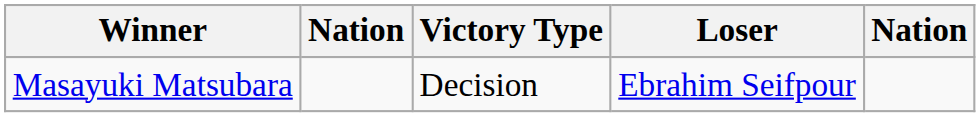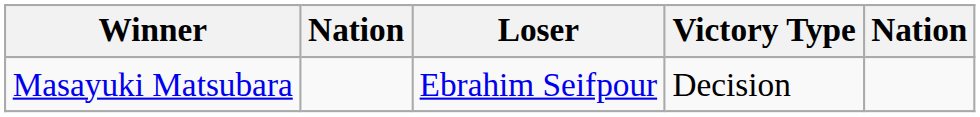columns swapped: (511, 30) <-> (737, 30)
